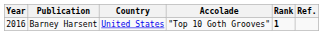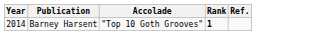- column: (133, 11)
(16, 24) 2016 -> (16, 24) 2014
